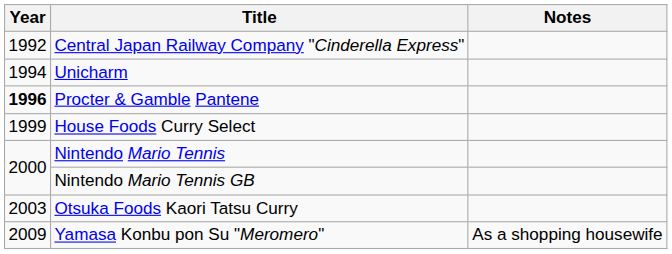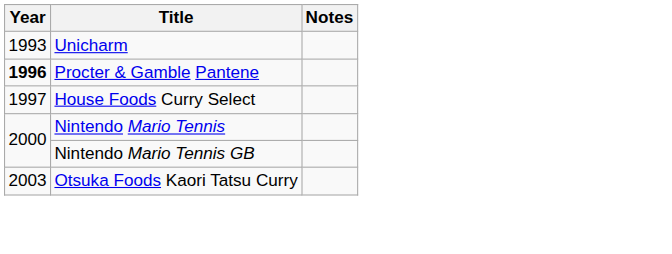- row: (259, 45)
(28, 72) 1994 -> (28, 45) 1993
(28, 126) 1999 -> (28, 99) 1997
- row: (189, 235)
